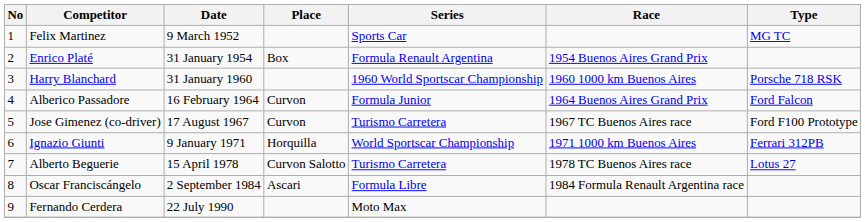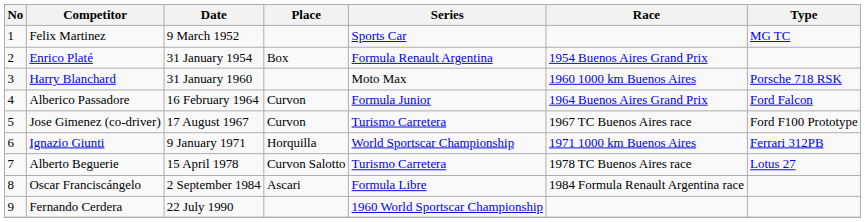(447, 78) 1960 World Sportscar Championship -> (379, 78) Moto Max
(379, 206) Moto Max -> (447, 206) 1960 World Sportscar Championship
